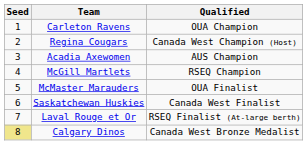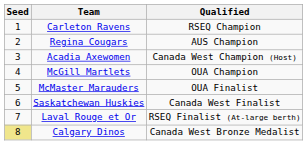(225, 27) OUA Champion -> (225, 27) RSEQ Champion
(225, 42) Canada West Champion (Host) -> (225, 42) AUS Champion
(225, 57) AUS Champion -> (225, 57) Canada West Champion (Host)
(225, 72) RSEQ Champion -> (225, 72) OUA Champion
